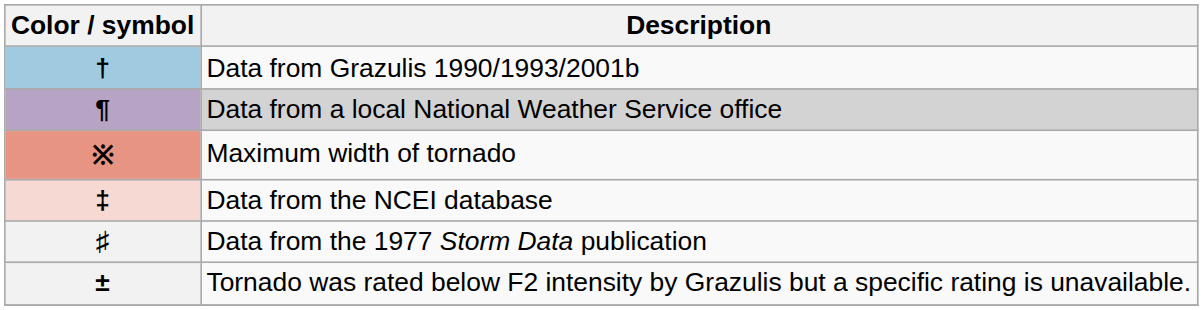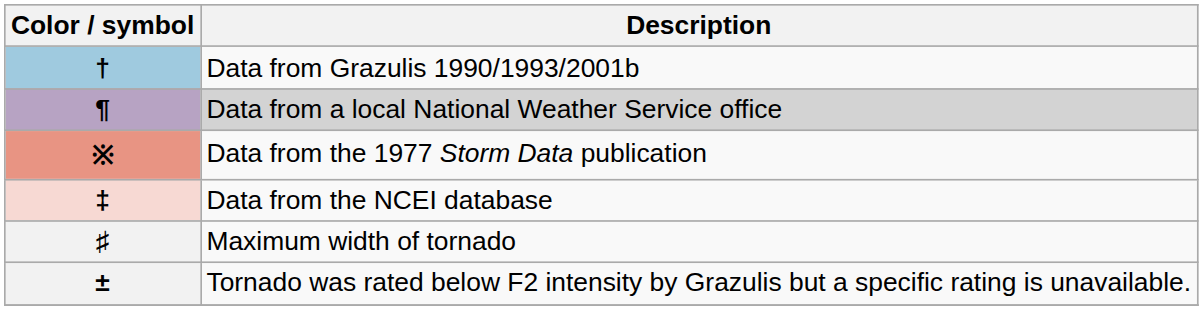(361, 154) Maximum width of tornado -> (457, 154) Data from the 1977 Storm Data publication
(457, 241) Data from the 1977 Storm Data publication -> (361, 241) Maximum width of tornado
